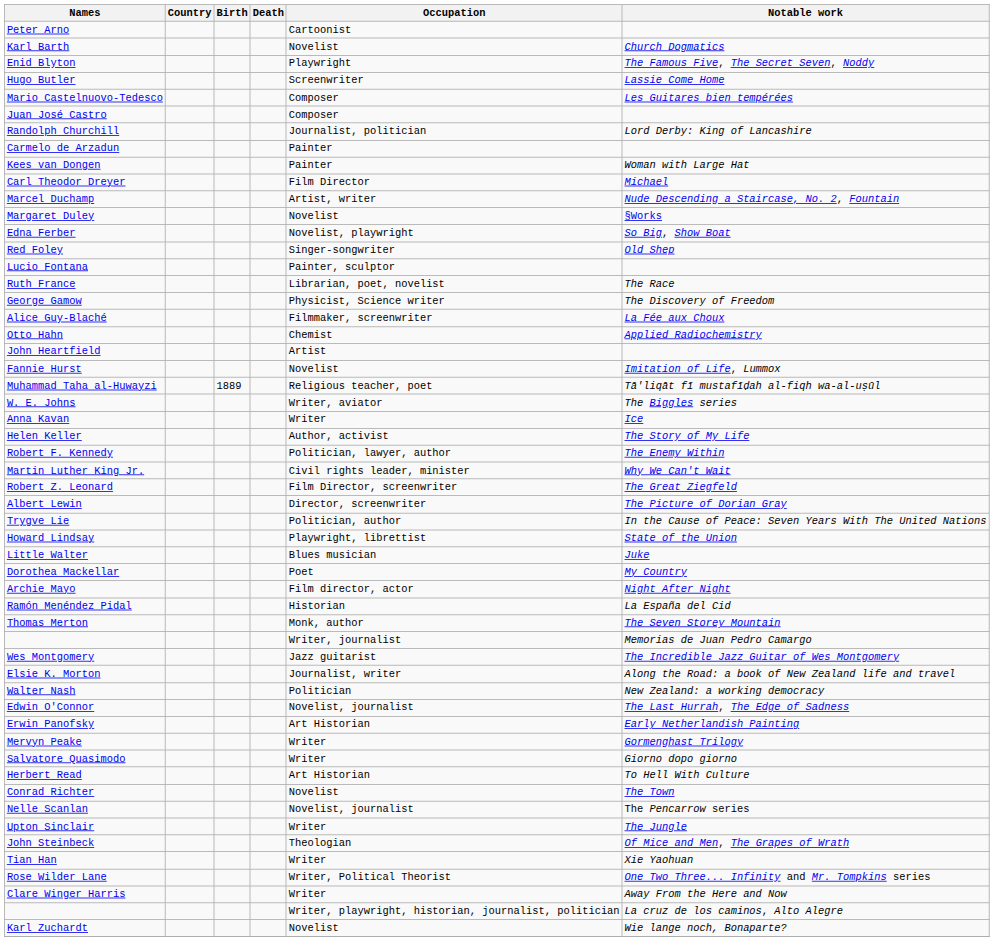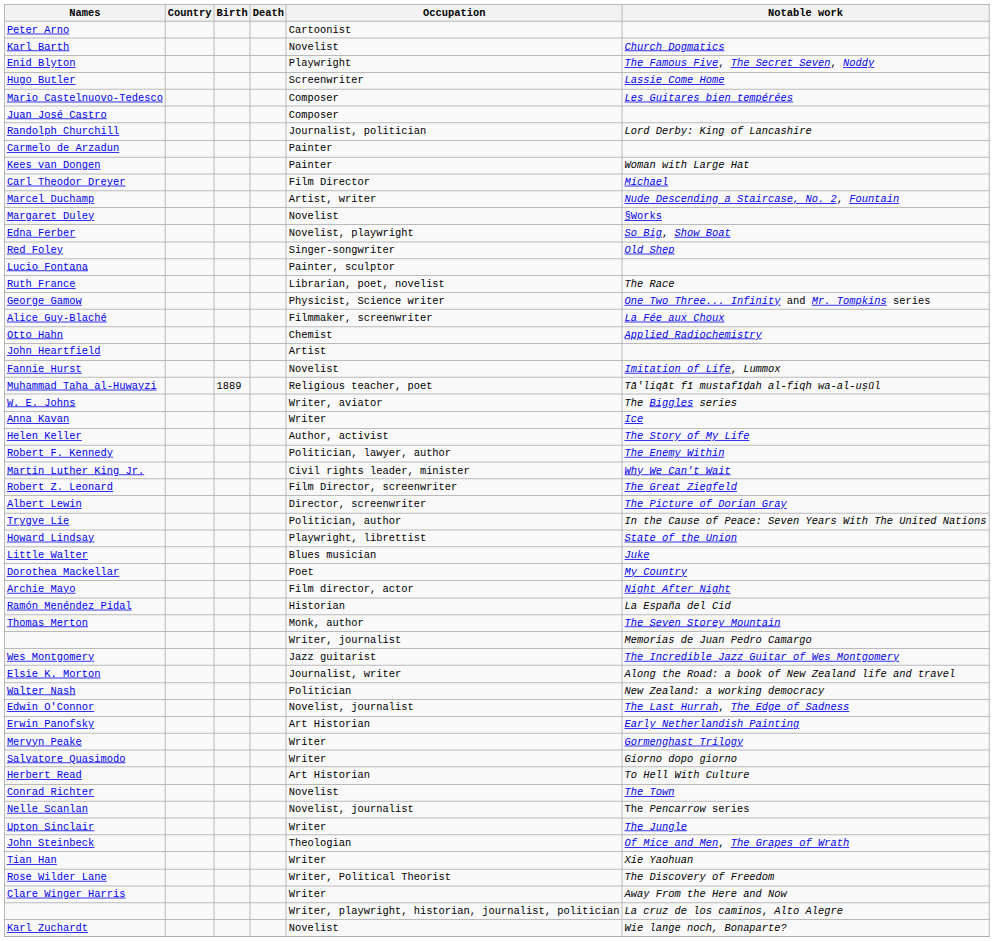(699, 301) The Discovery of Freedom -> (777, 301) One Two Three... Infinity and Mr. Tompkins series
(777, 877) One Two Three... Infinity and Mr. Tompkins series -> (699, 877) The Discovery of Freedom
